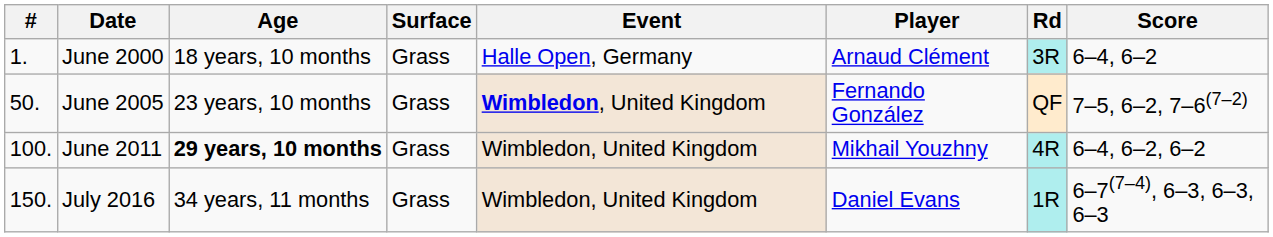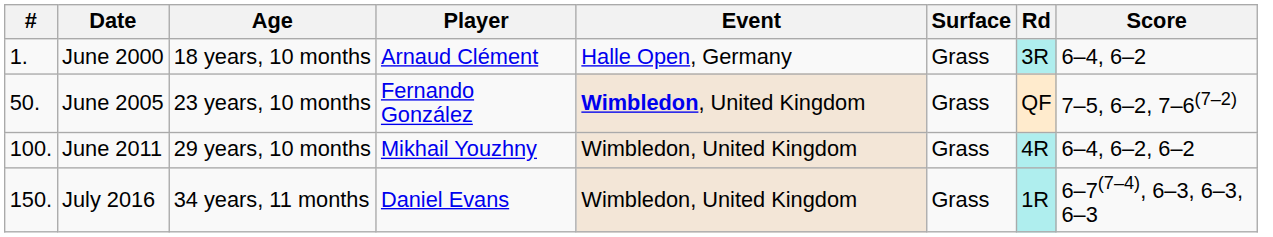columns swapped: (927, 21) <-> (432, 21)
(278, 149) bold -> (272, 149) normal
